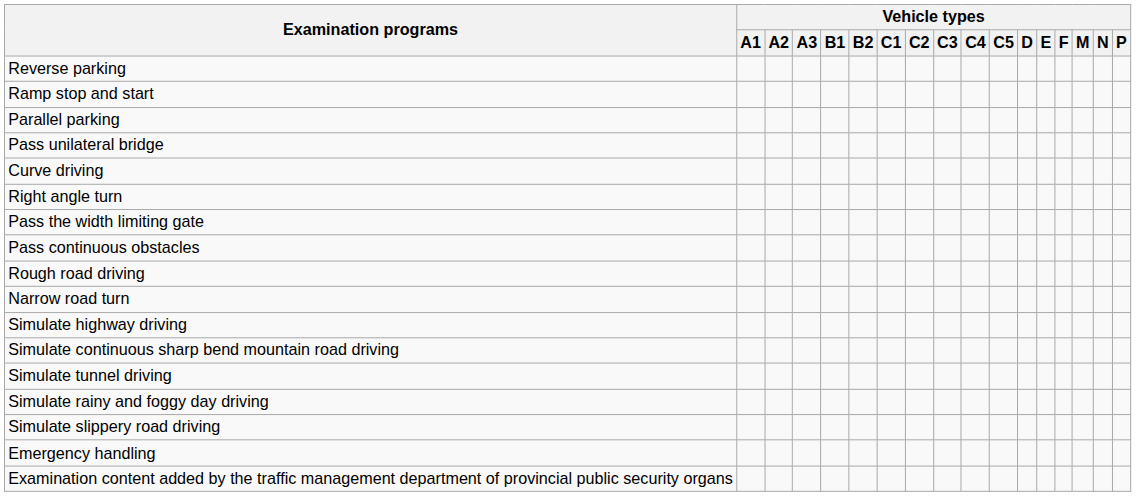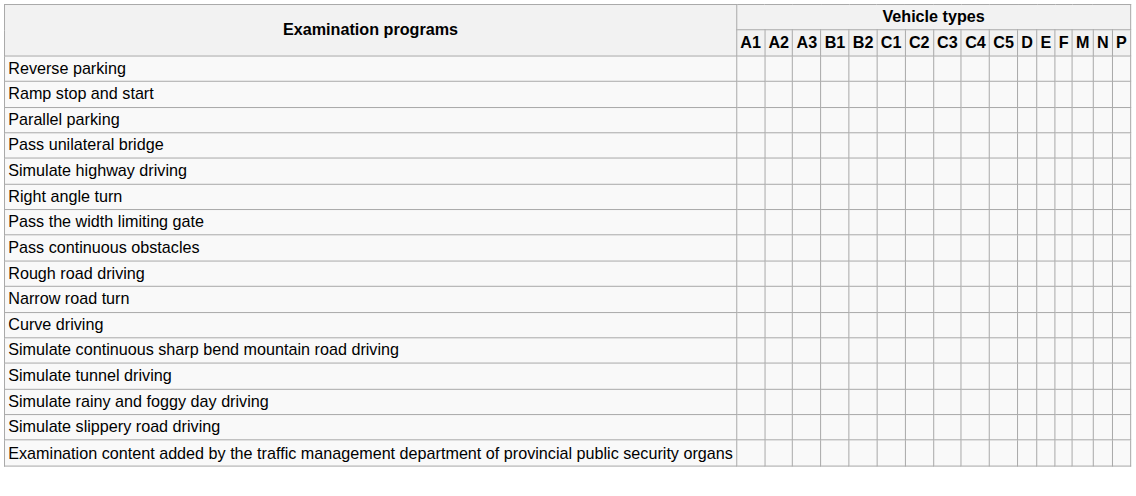rows swapped: (56, 171) <-> (98, 324)
- row: (82, 453)
